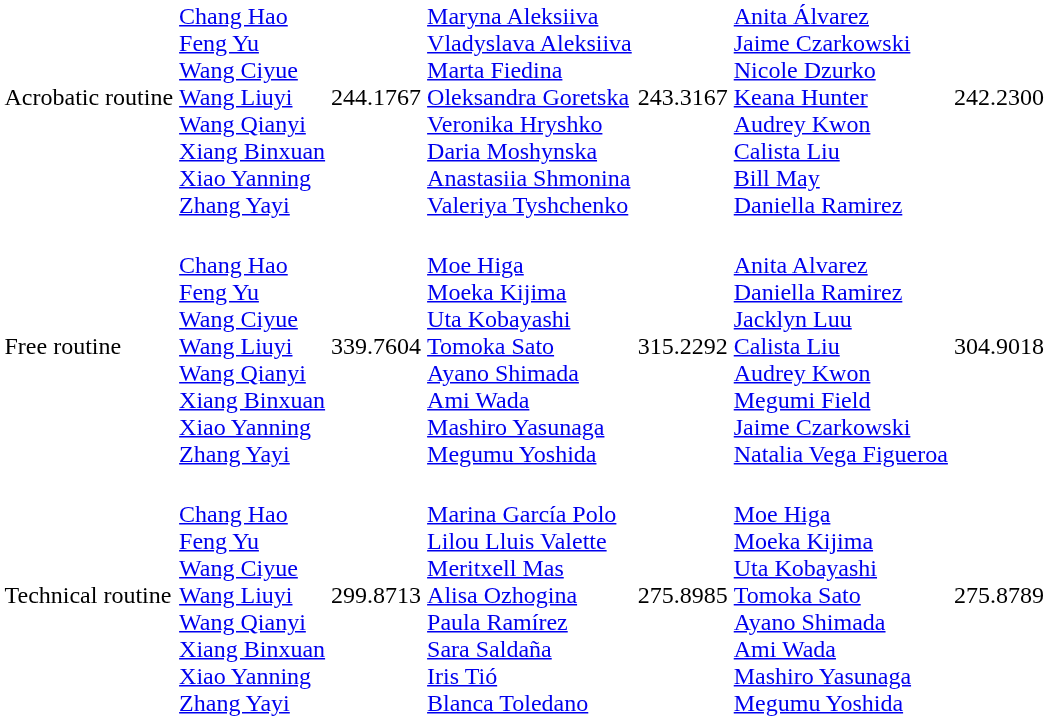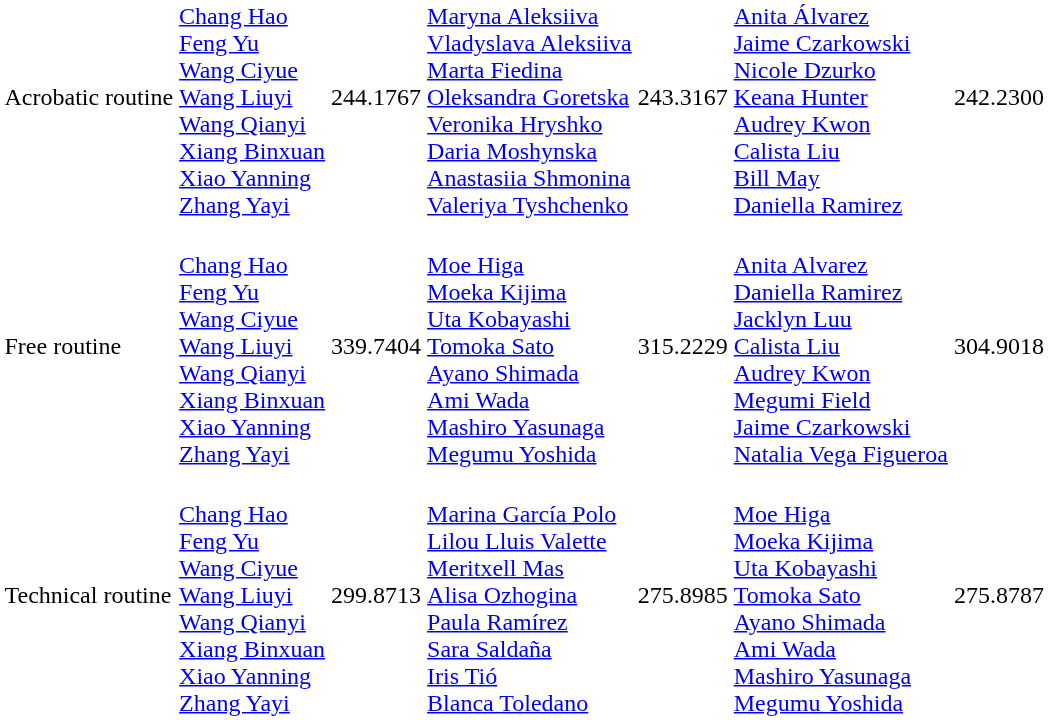(376, 345) 339.7604 -> (376, 345) 339.7404
(683, 345) 315.2292 -> (683, 345) 315.2229
(999, 594) 275.8789 -> (999, 594) 275.8787
